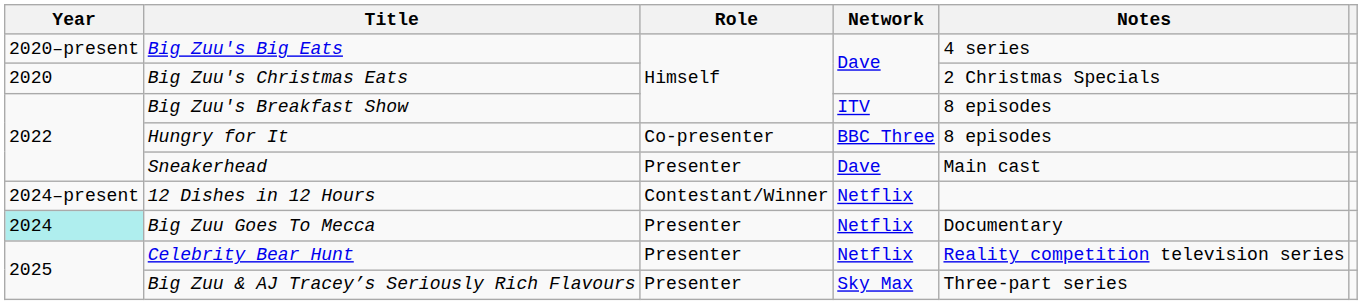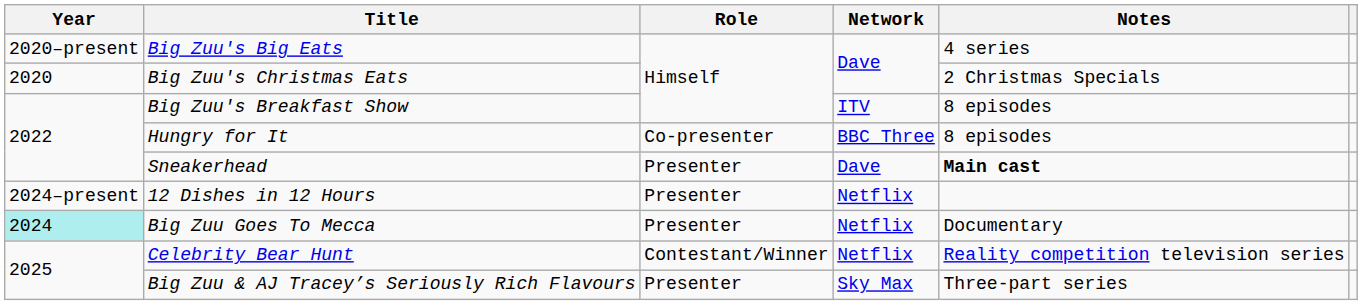(992, 167) normal -> (992, 167) bold
(736, 196) Contestant/Winner -> (693, 196) Presenter
(693, 255) Presenter -> (736, 255) Contestant/Winner
